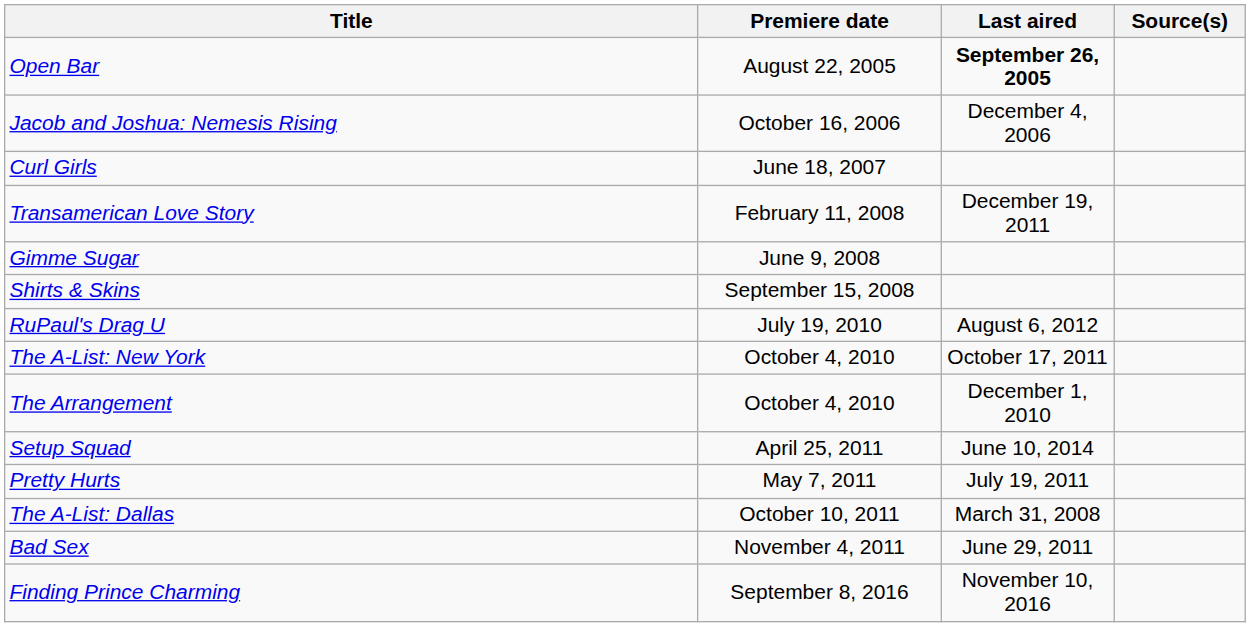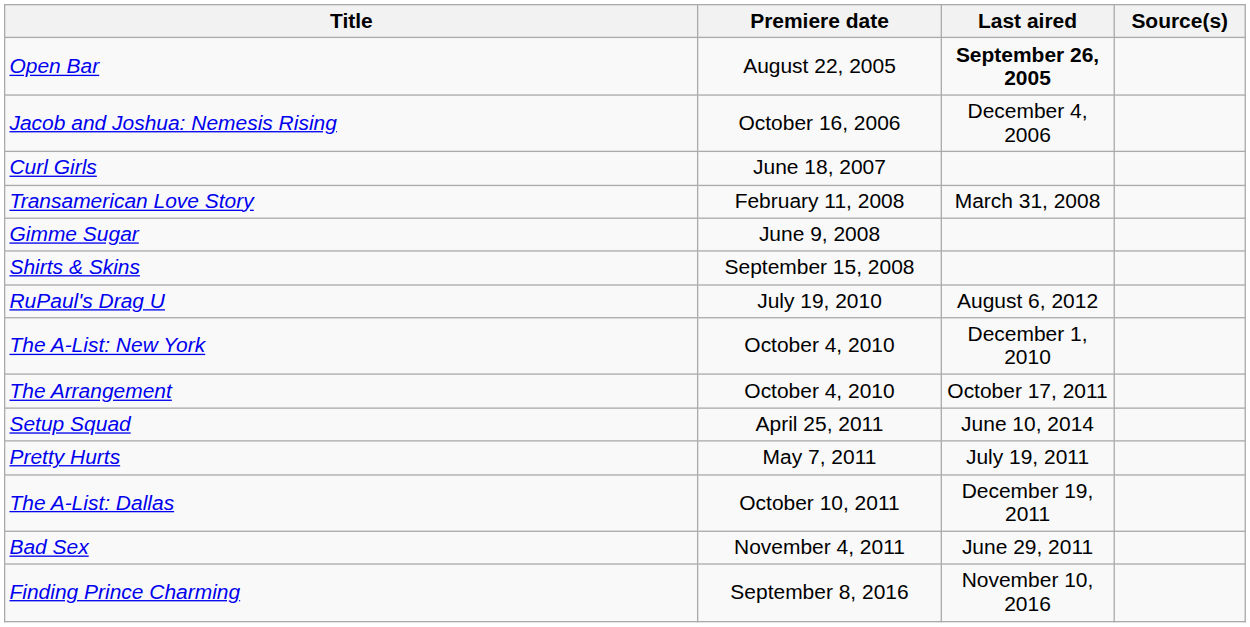(1028, 213) December 19, 2011 -> (1028, 201) March 31, 2008
(1028, 357) October 17, 2011 -> (1028, 346) December 1, 2010
(1028, 402) December 1, 2010 -> (1028, 391) October 17, 2011
(1028, 514) March 31, 2008 -> (1028, 502) December 19, 2011
